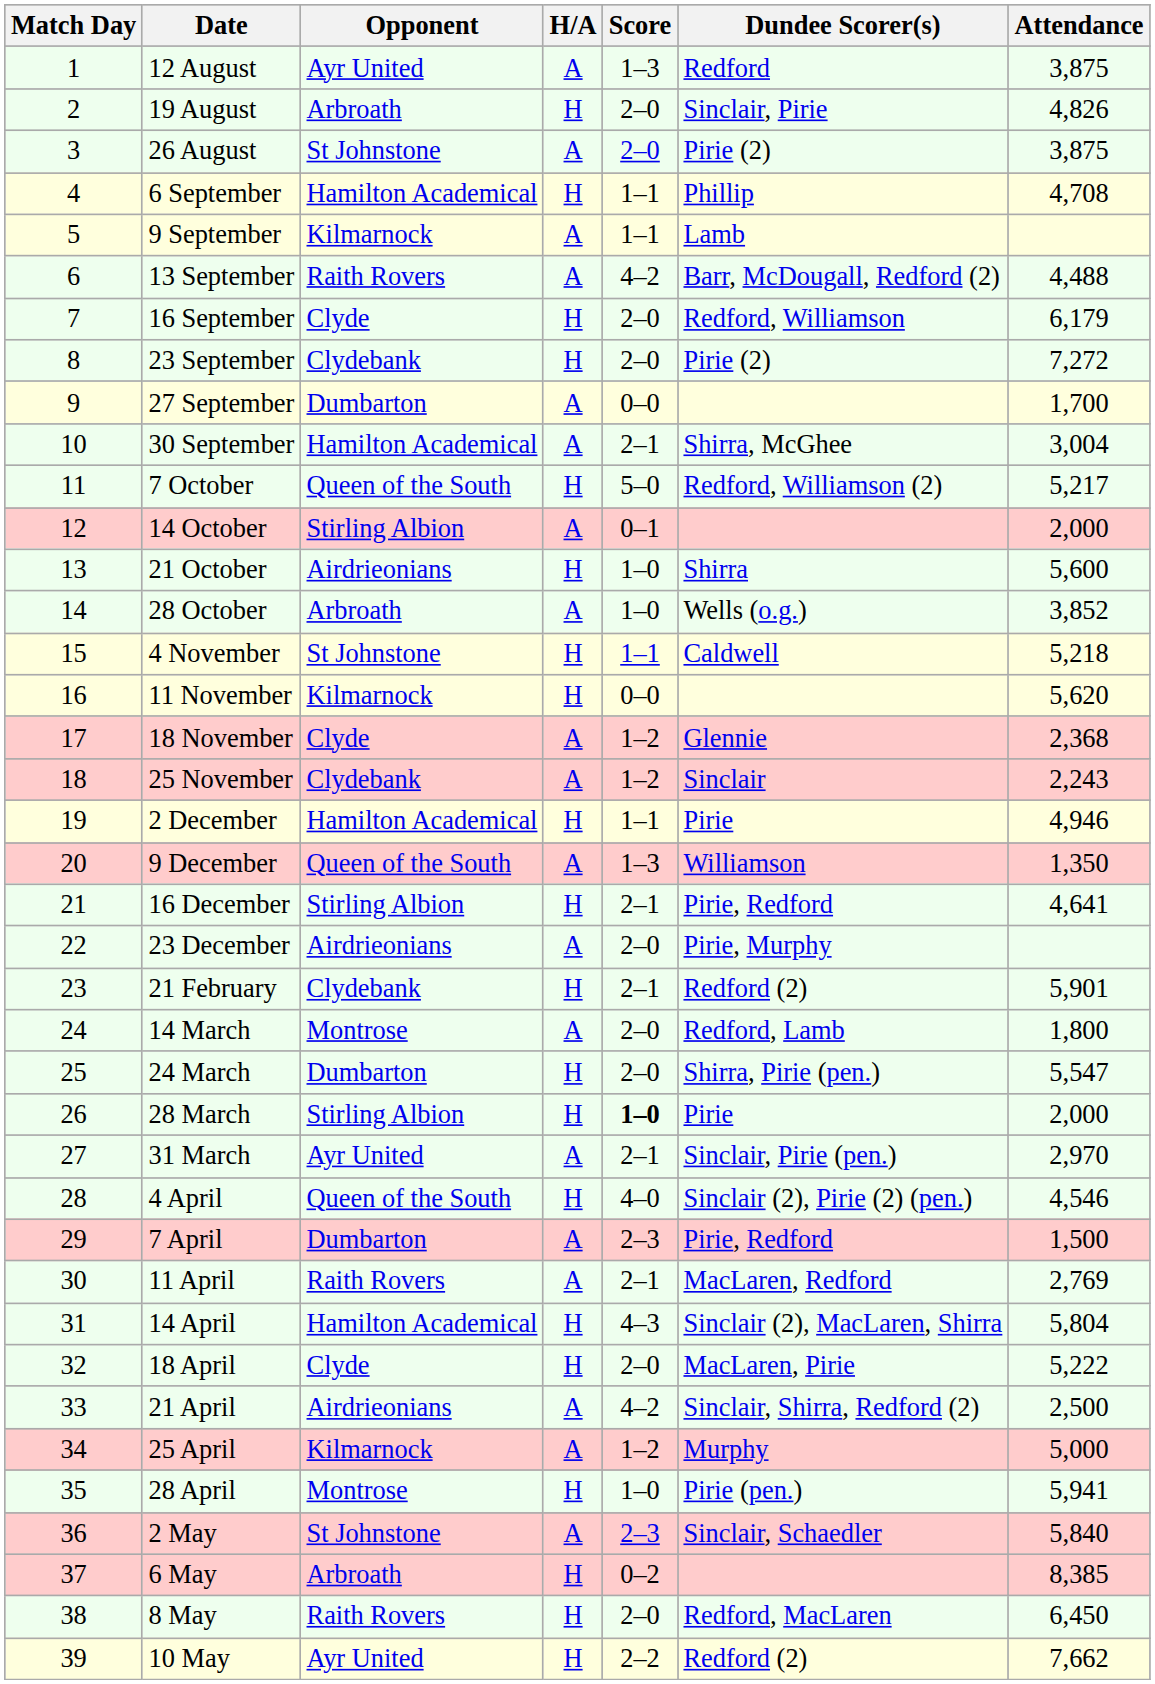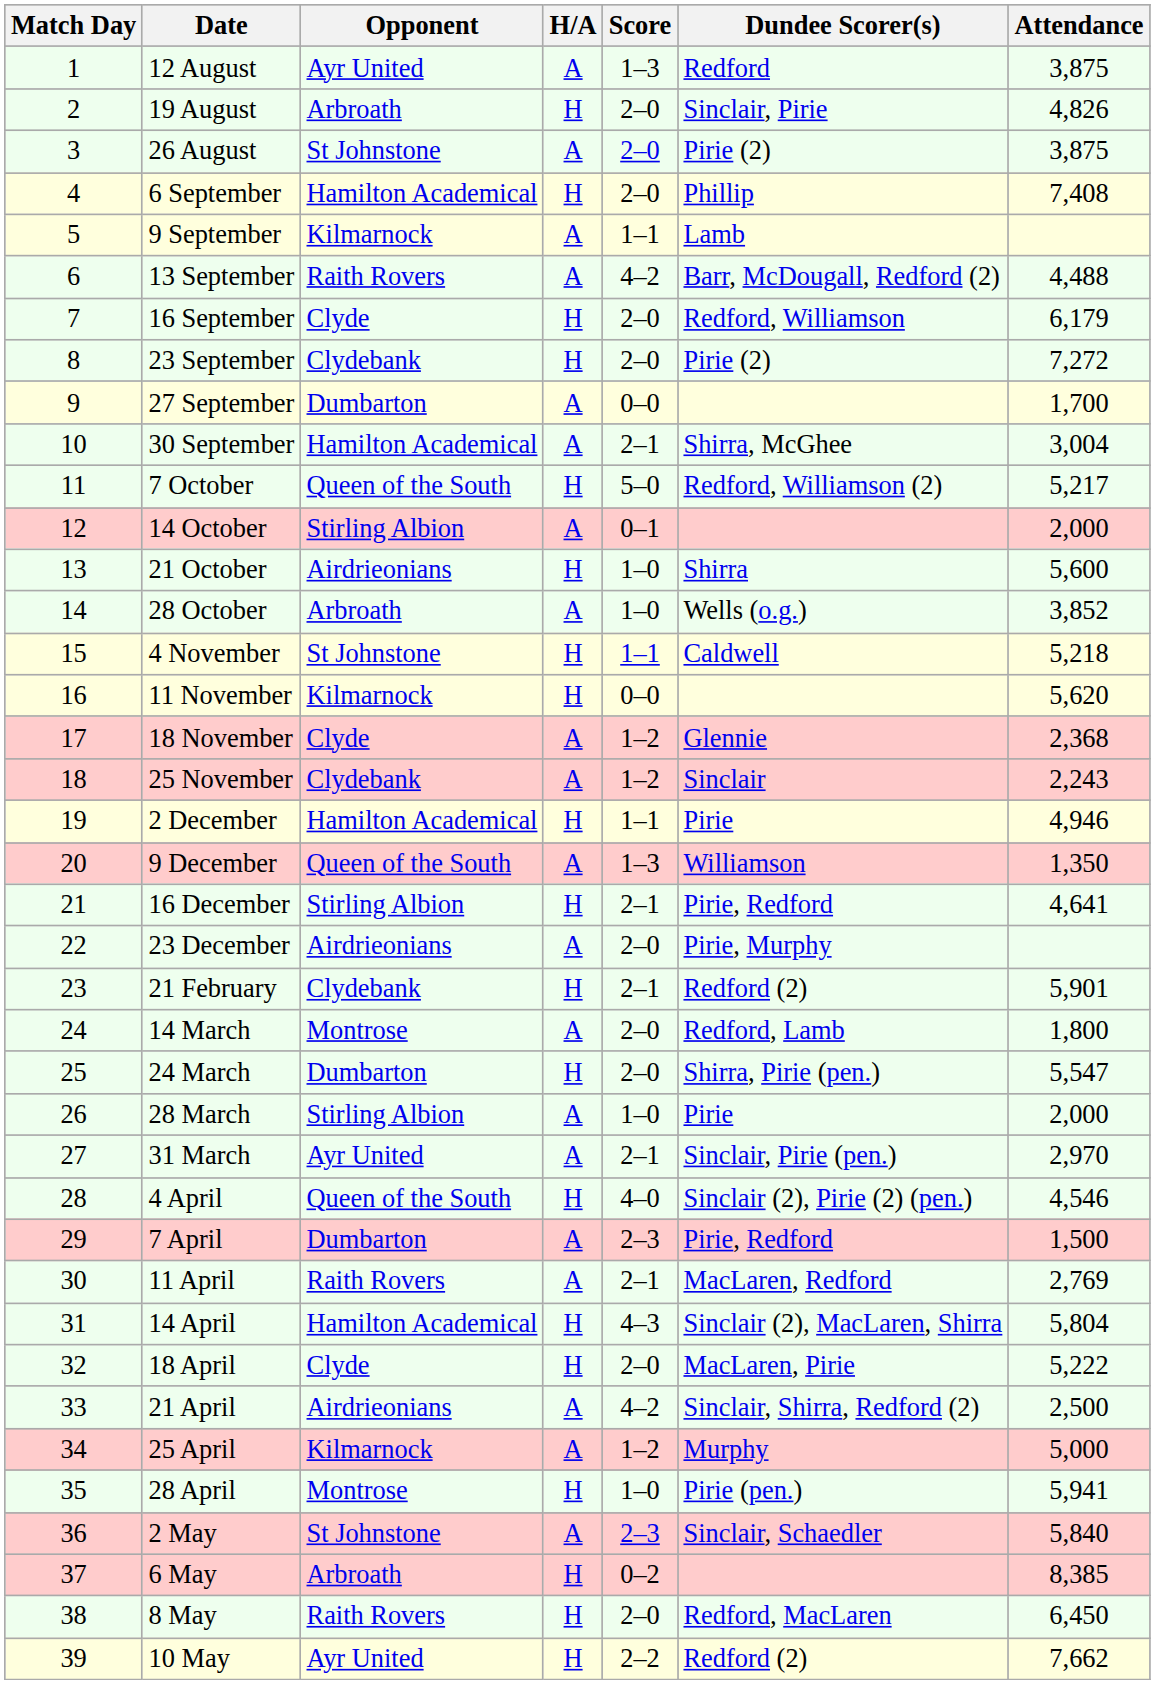(640, 192) 1–1 -> (640, 192) 2–0
(1079, 192) 4,708 -> (1079, 192) 7,408
(573, 1114) H -> (573, 1114) A
(640, 1114) bold -> (640, 1114) normal
